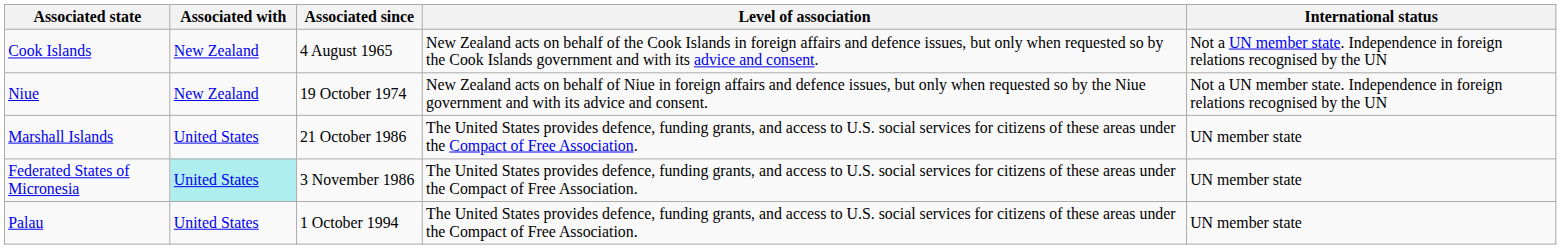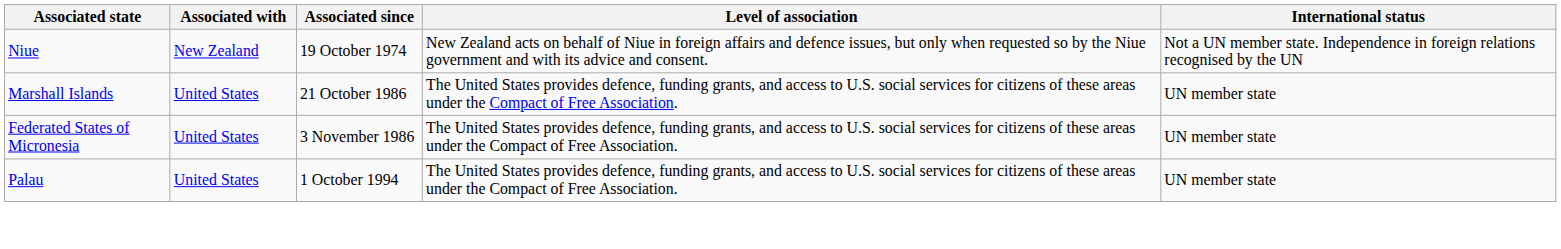- row: (50, 51)
(216, 179) paleturquoise background -> (216, 136) no background
